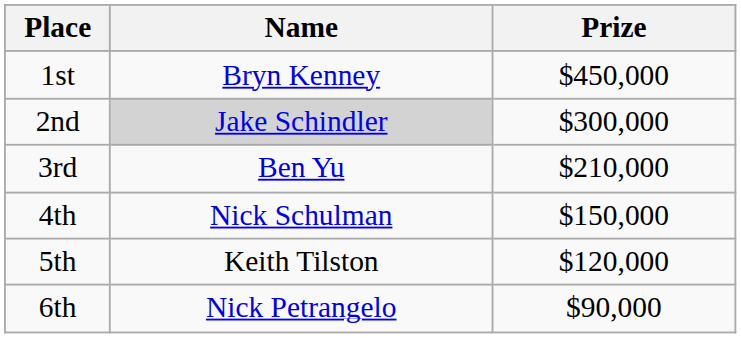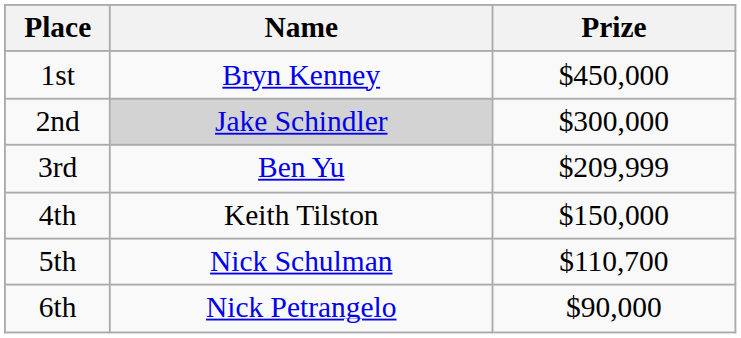(614, 167) $210,000 -> (614, 167) $209,999
(301, 214) Nick Schulman -> (301, 214) Keith Tilston
(301, 261) Keith Tilston -> (301, 261) Nick Schulman
(614, 261) $120,000 -> (614, 261) $110,700
